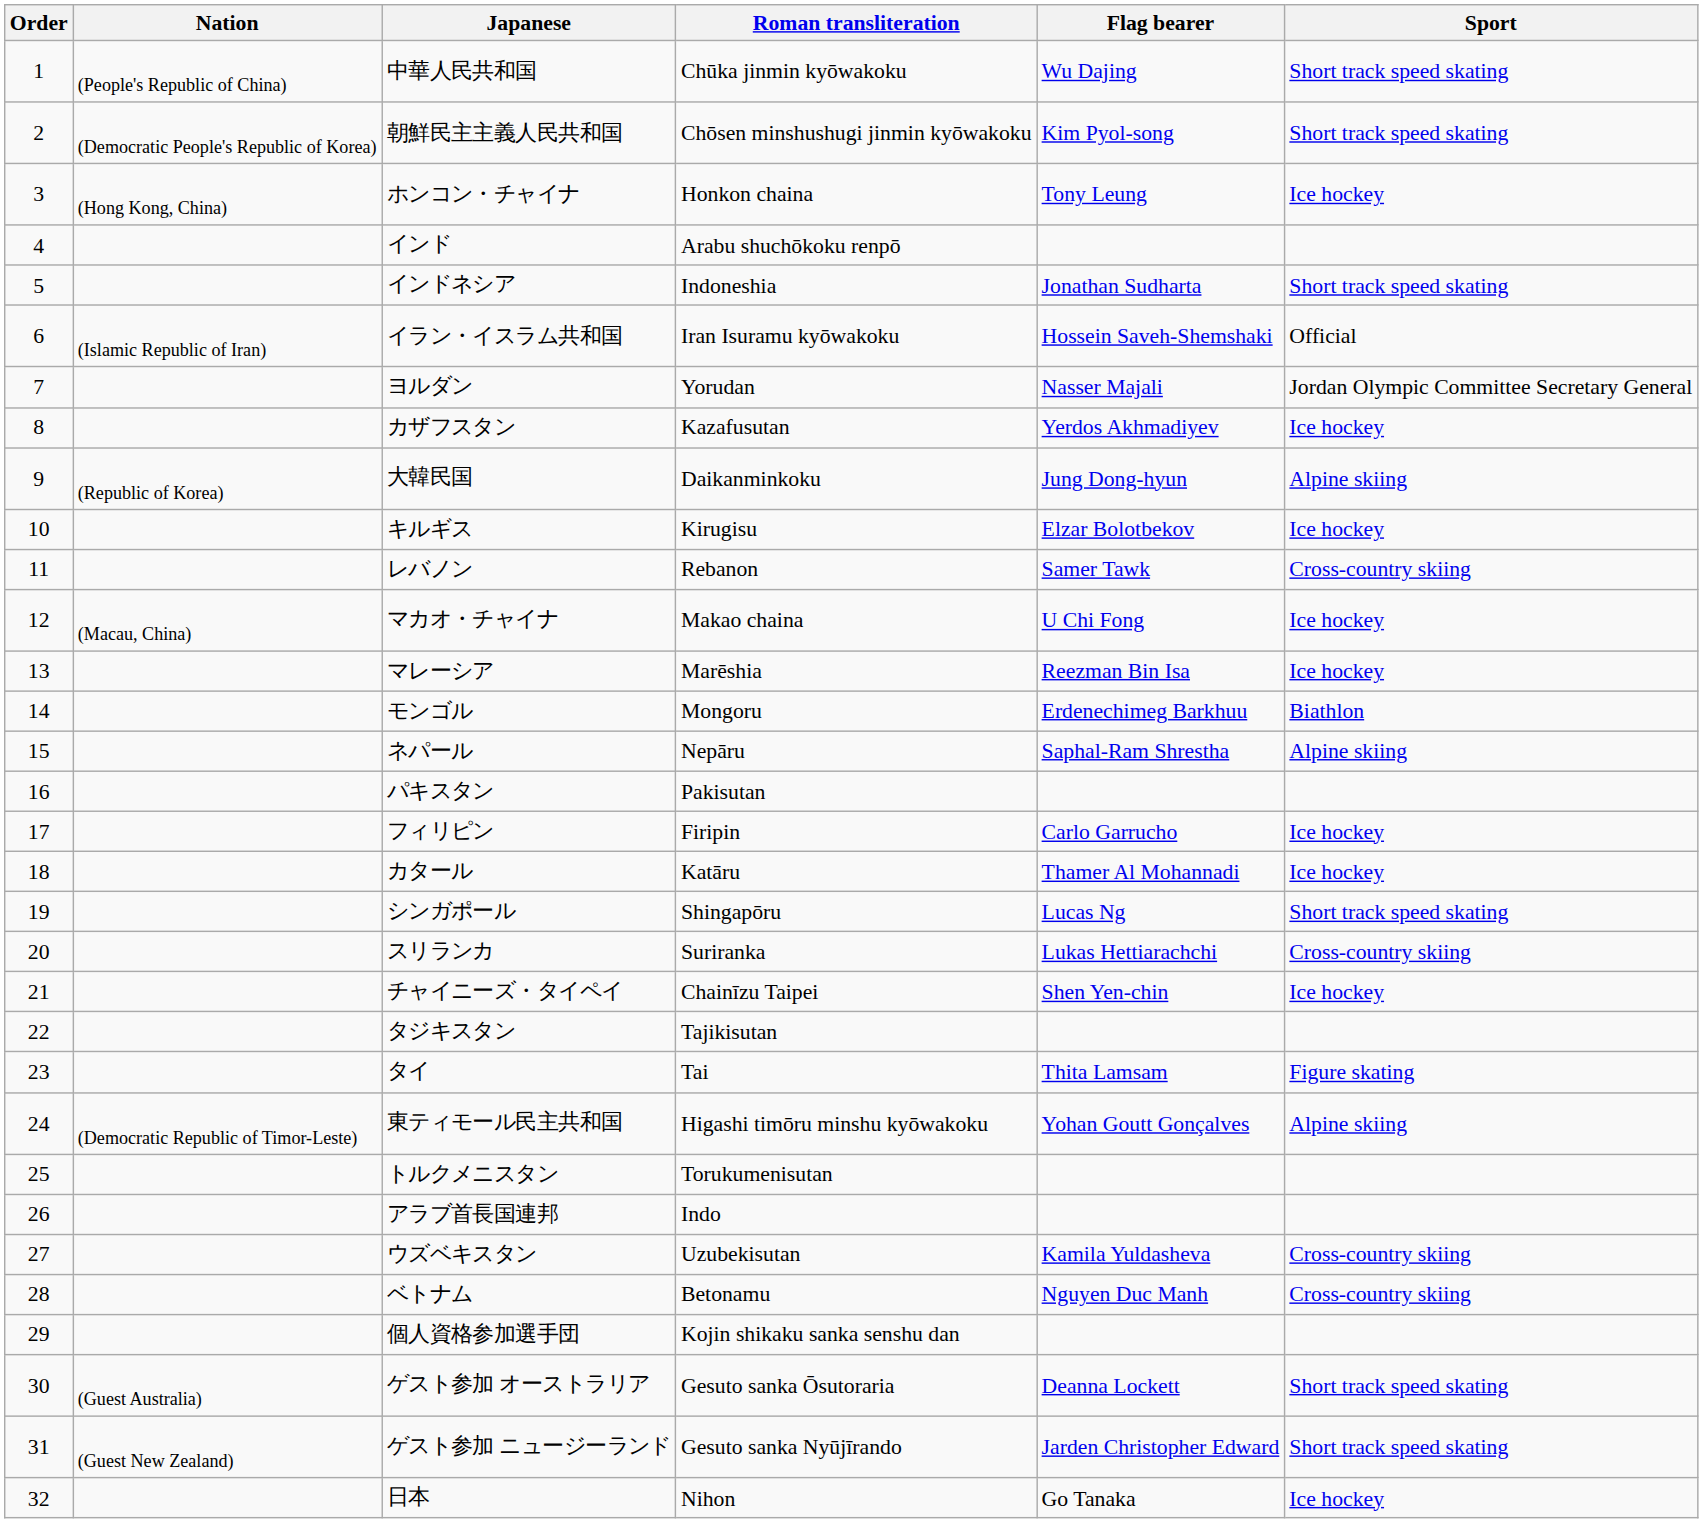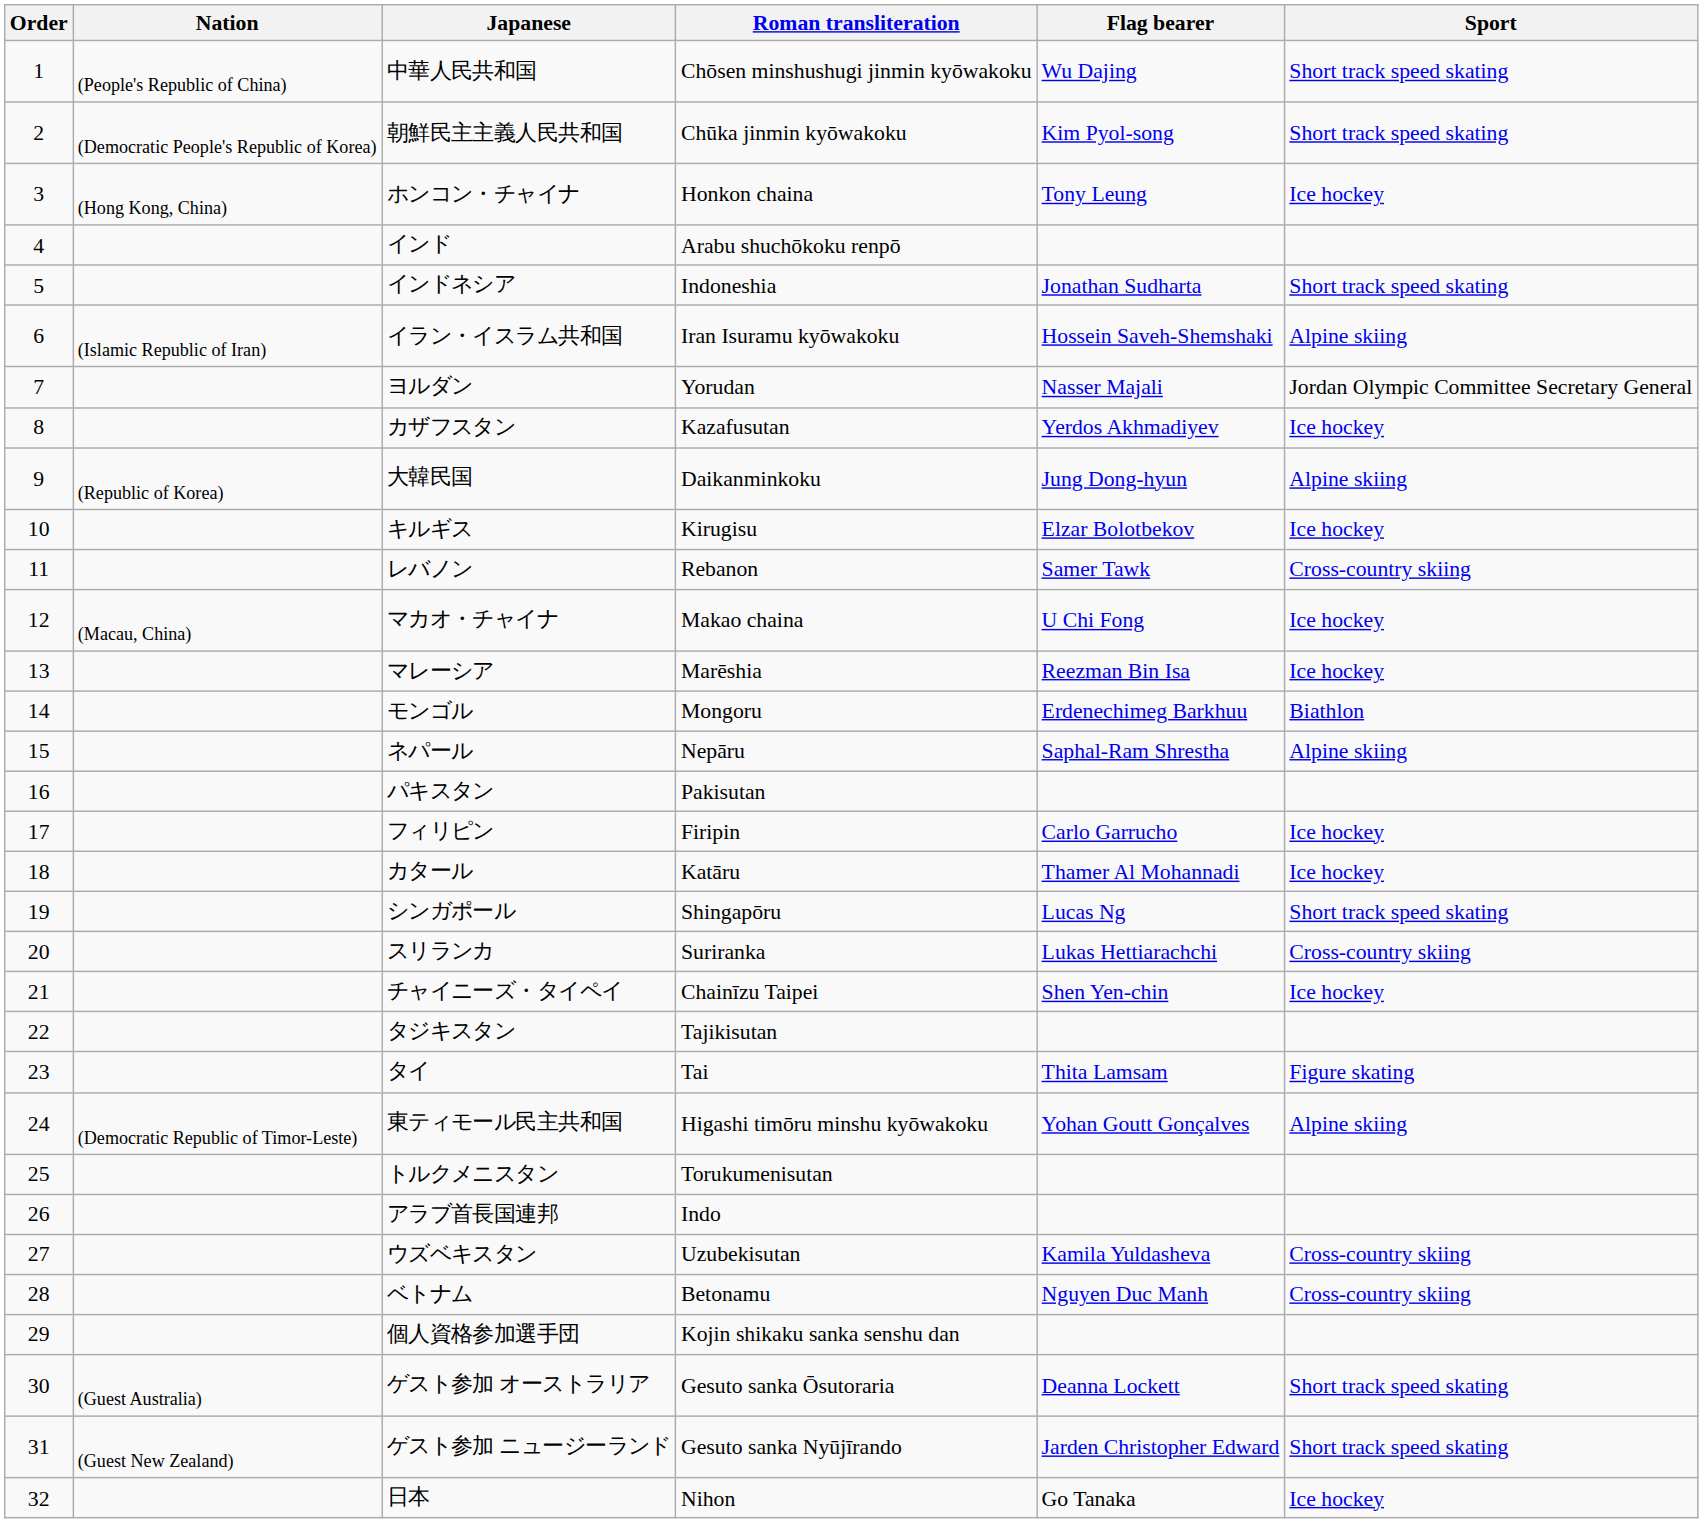(794, 71) Chūka jinmin kyōwakoku -> (856, 71) Chōsen minshushugi jinmin kyōwakoku
(856, 132) Chōsen minshushugi jinmin kyōwakoku -> (794, 132) Chūka jinmin kyōwakoku
(1323, 336) Official -> (1348, 336) Alpine skiing
